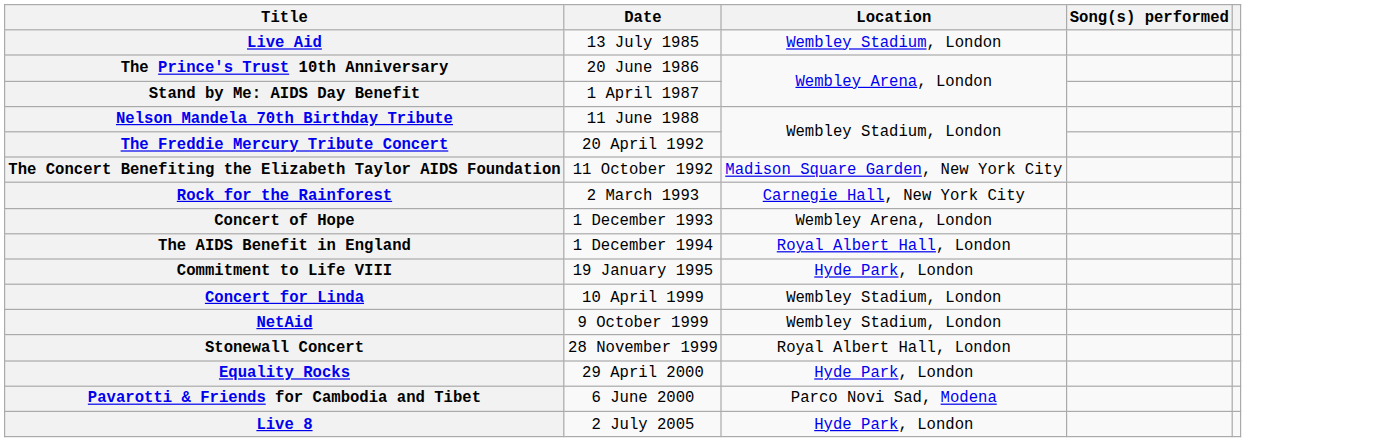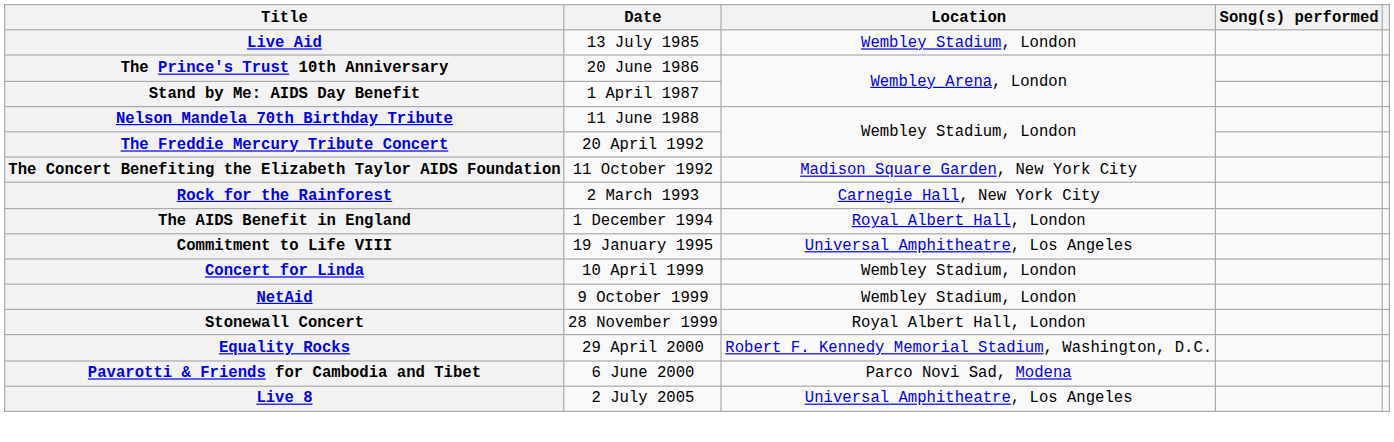- row: (284, 221)
(894, 272) Hyde Park, London -> (969, 246) Universal Amphitheatre, Los Angeles
(894, 373) Hyde Park, London -> (969, 348) Robert F. Kennedy Memorial Stadium, Washington, D.C.
(894, 424) Hyde Park, London -> (969, 399) Universal Amphitheatre, Los Angeles
